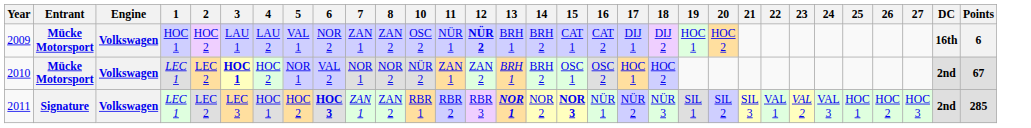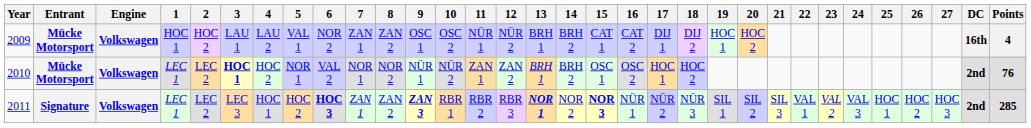+ column: (420, 14)
(481, 40) bold -> (511, 40) normal
(978, 40) 6 -> (1008, 40) 4
(978, 73) 67 -> (1008, 73) 76
